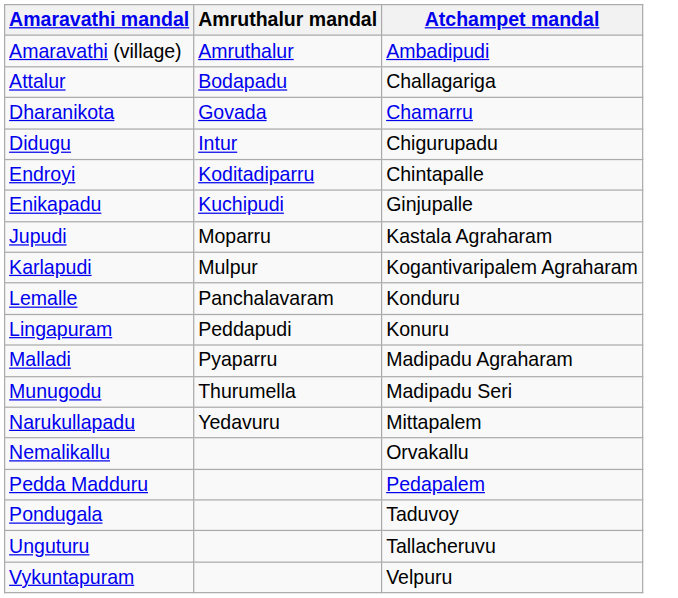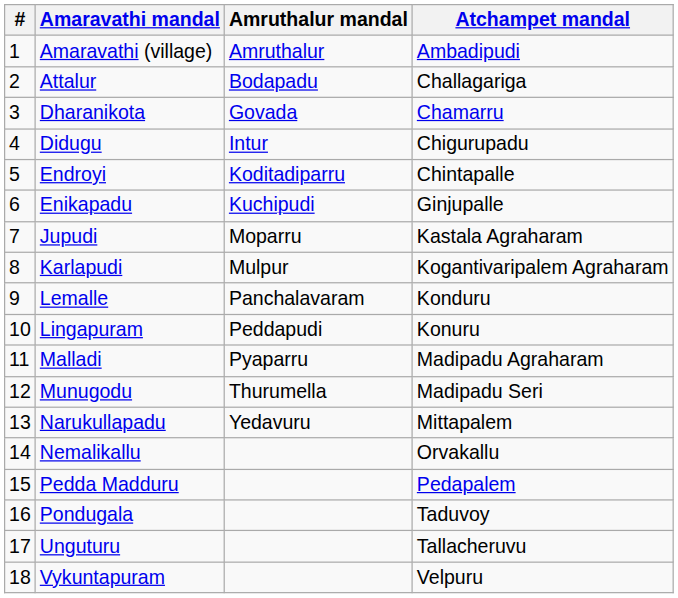+ column: (20, 19)
